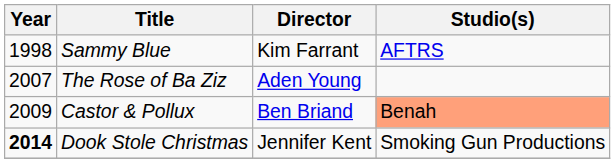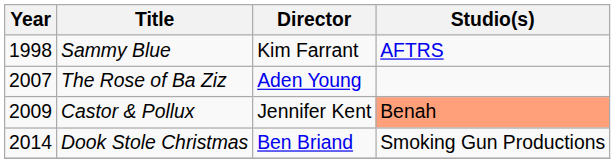(305, 111) Ben Briand -> (314, 111) Jennifer Kent
(31, 142) bold -> (31, 142) normal
(314, 142) Jennifer Kent -> (305, 142) Ben Briand
